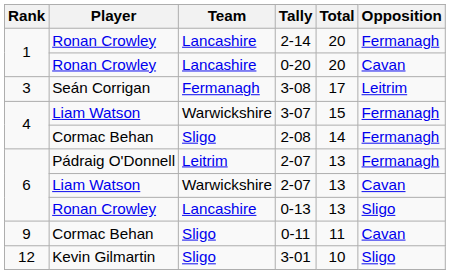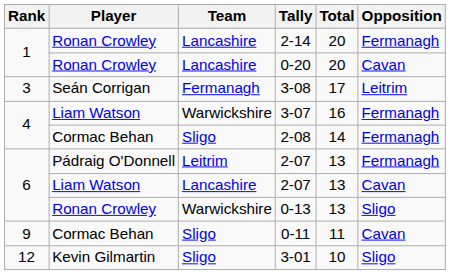(337, 112) 15 -> (337, 112) 16
(227, 185) Warwickshire -> (219, 185) Lancashire
(219, 209) Lancashire -> (227, 209) Warwickshire
